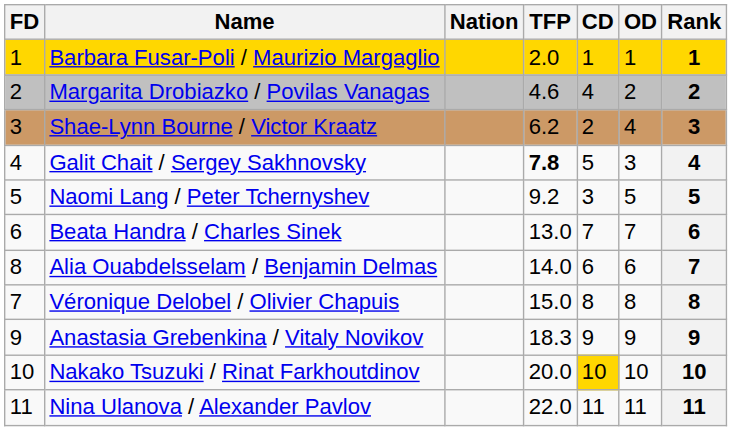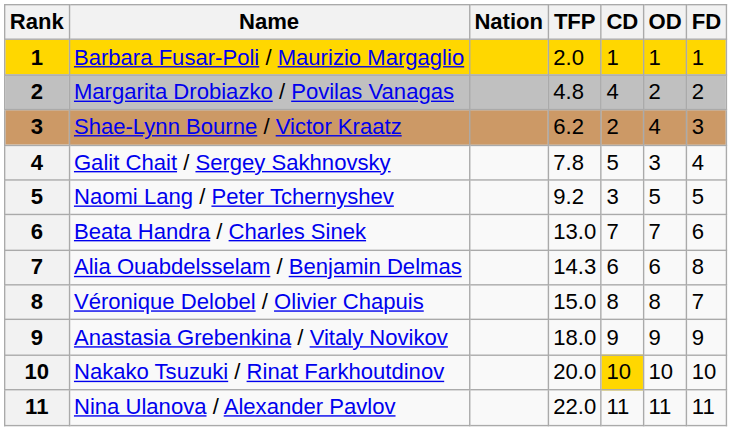columns swapped: (694, 22) <-> (24, 22)
(544, 92) 4.6 -> (569, 92) 4.8
(544, 162) bold -> (569, 162) normal
(550, 267) 14.0 -> (575, 267) 14.3
(550, 337) 18.3 -> (575, 337) 18.0
